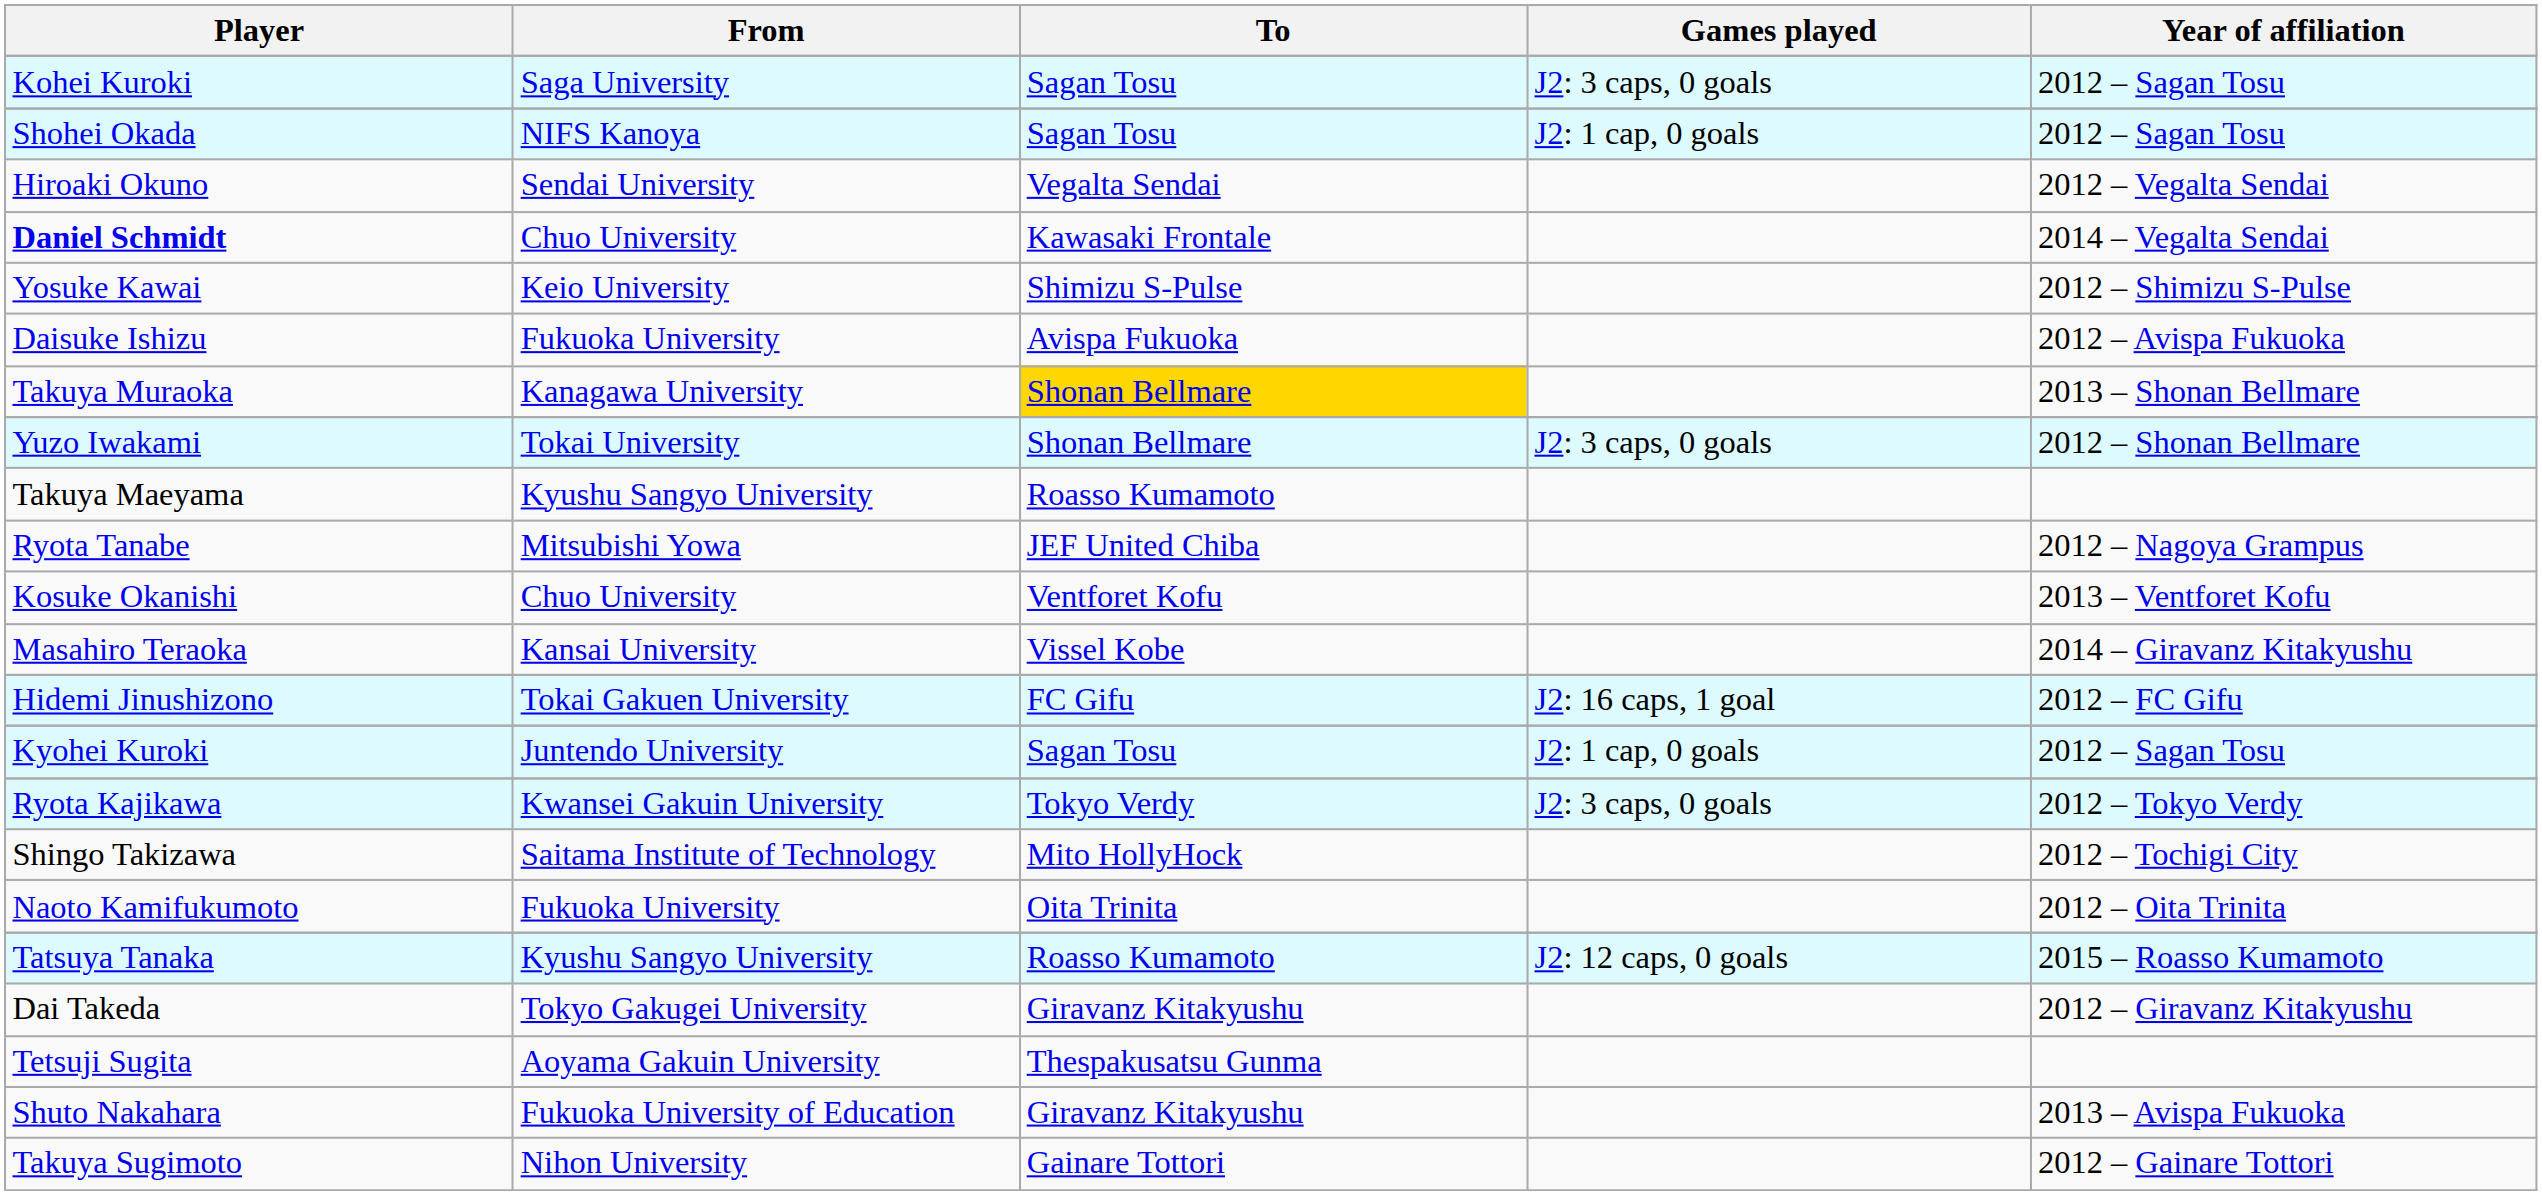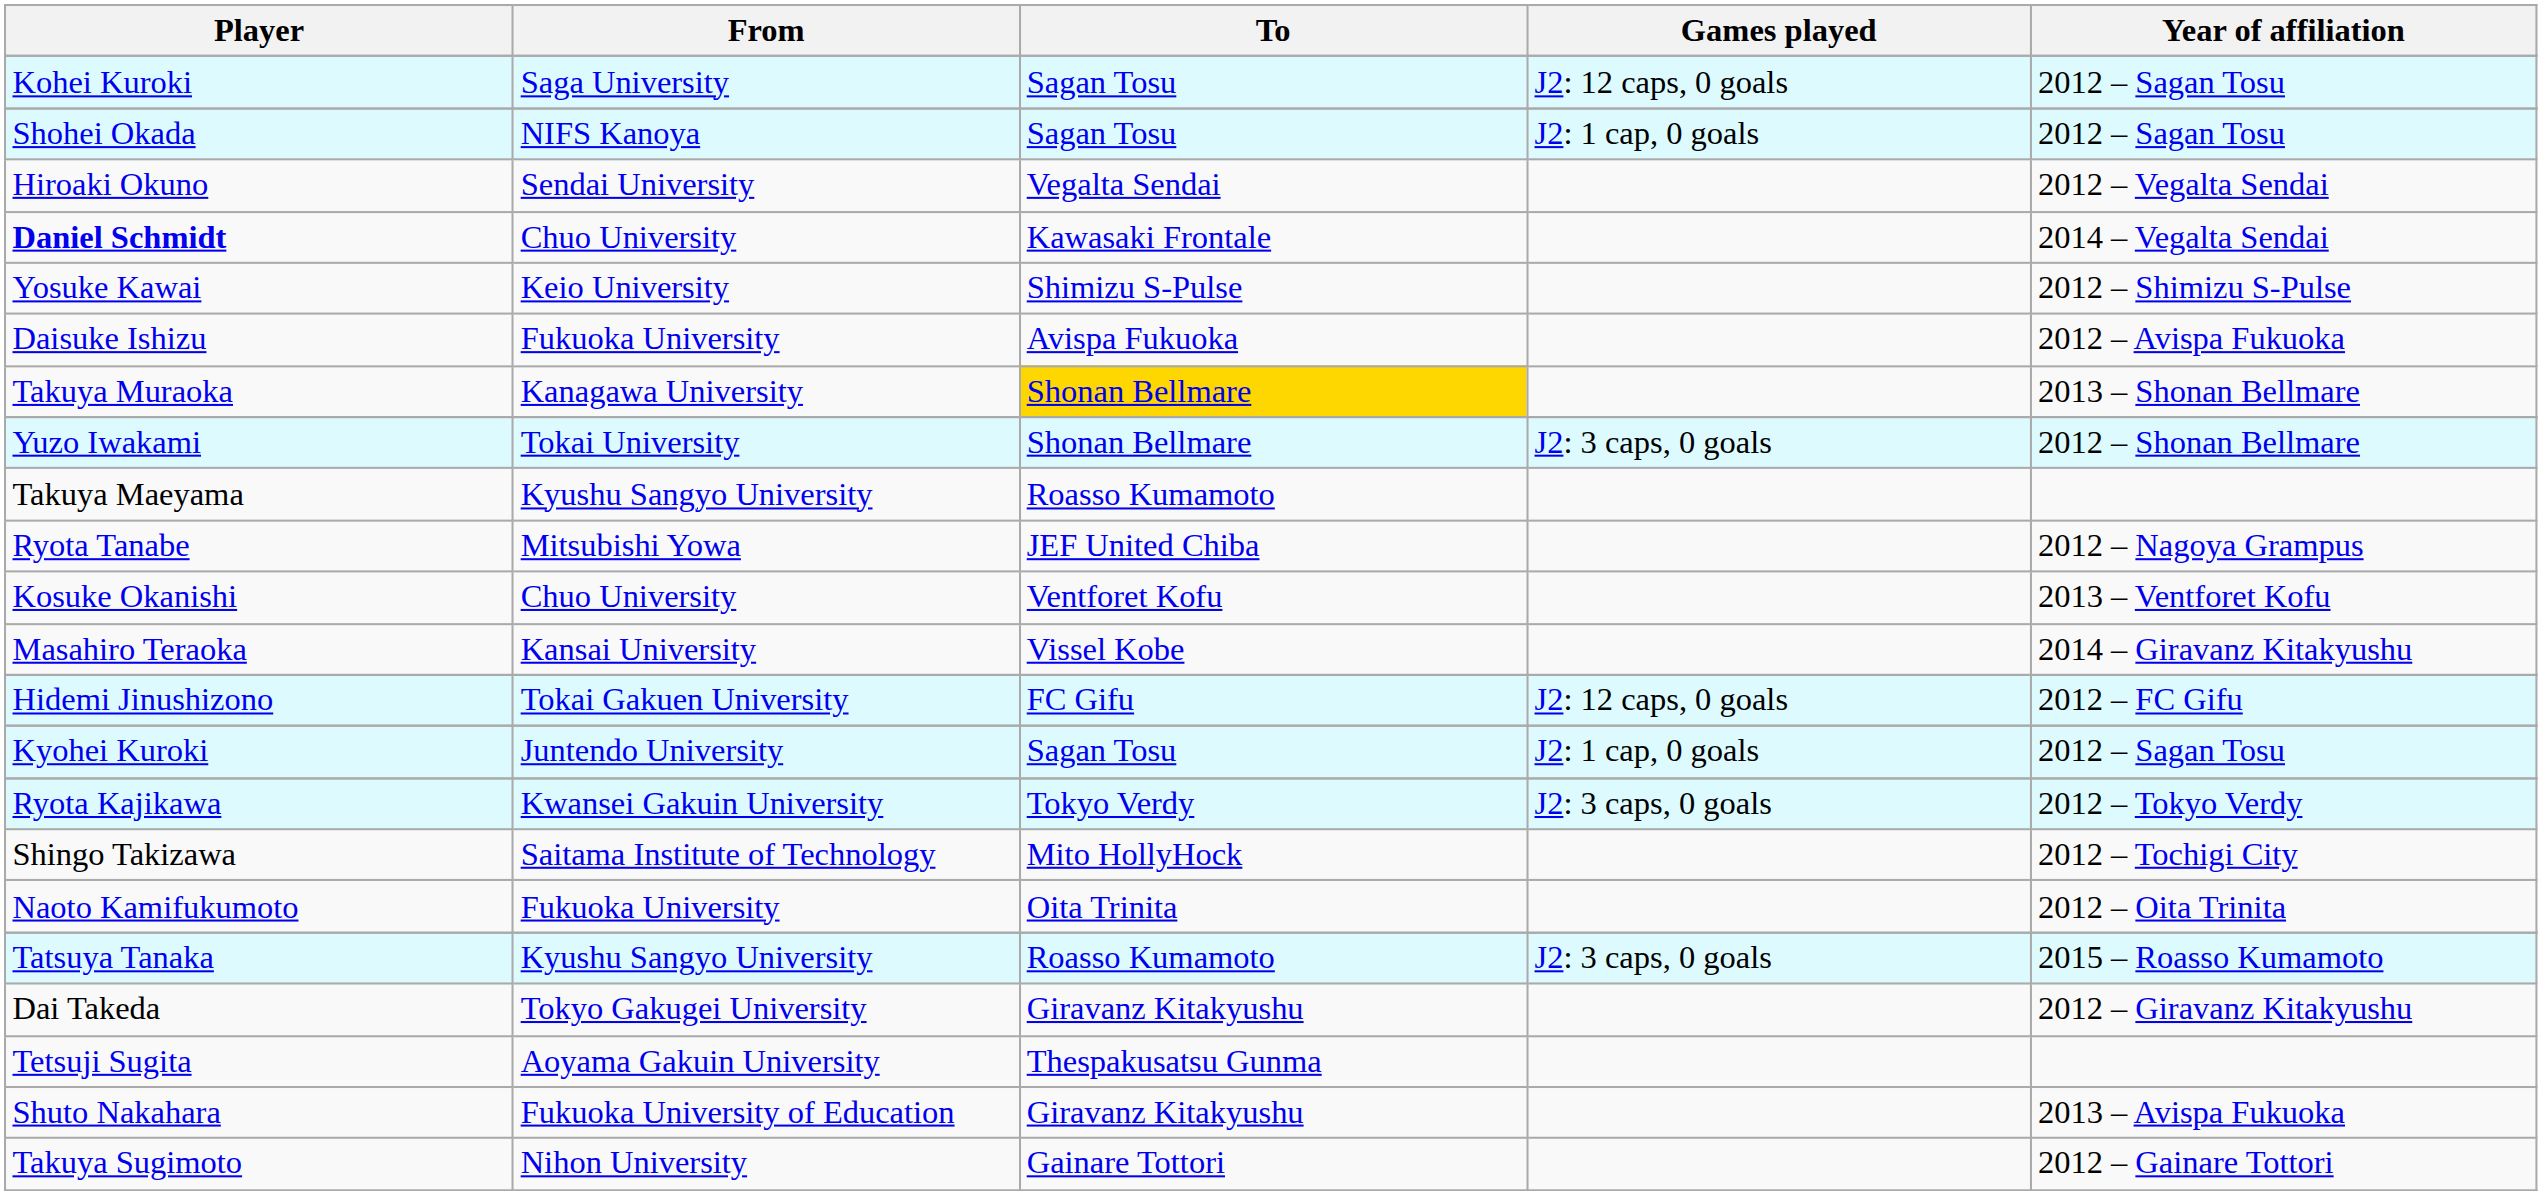(1653, 81) J2: 3 caps, 0 goals -> (1661, 81) J2: 12 caps, 0 goals
(1655, 699) J2: 16 caps, 1 goal -> (1661, 699) J2: 12 caps, 0 goals
(1661, 957) J2: 12 caps, 0 goals -> (1653, 957) J2: 3 caps, 0 goals
